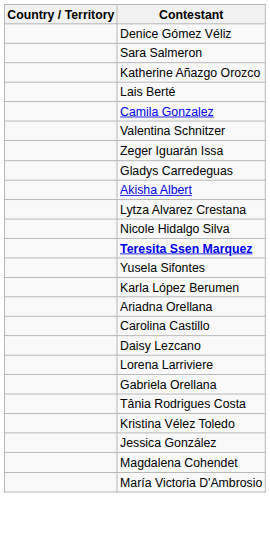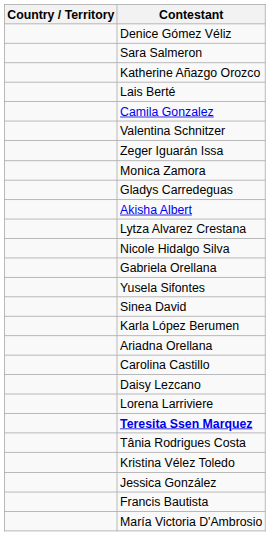+ row: (163, 170)
rows swapped: (168, 385) <-> (186, 248)
+ row: (153, 307)
+ row: (164, 502)
- row: (179, 463)
